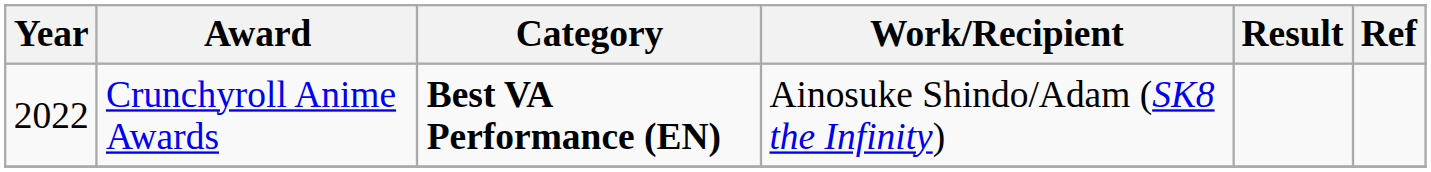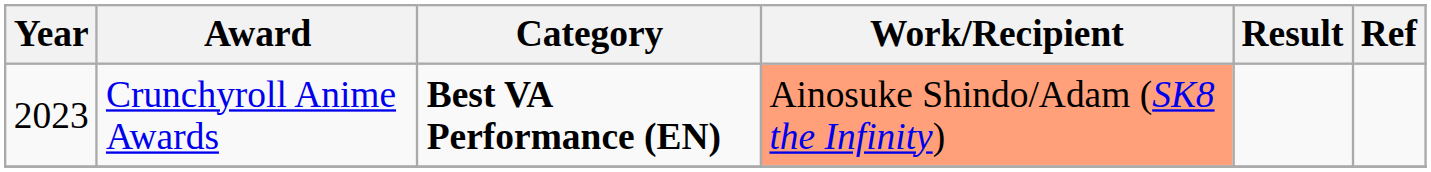(51, 114) 2022 -> (51, 114) 2023
(992, 114) no background -> (992, 114) lightsalmon background
